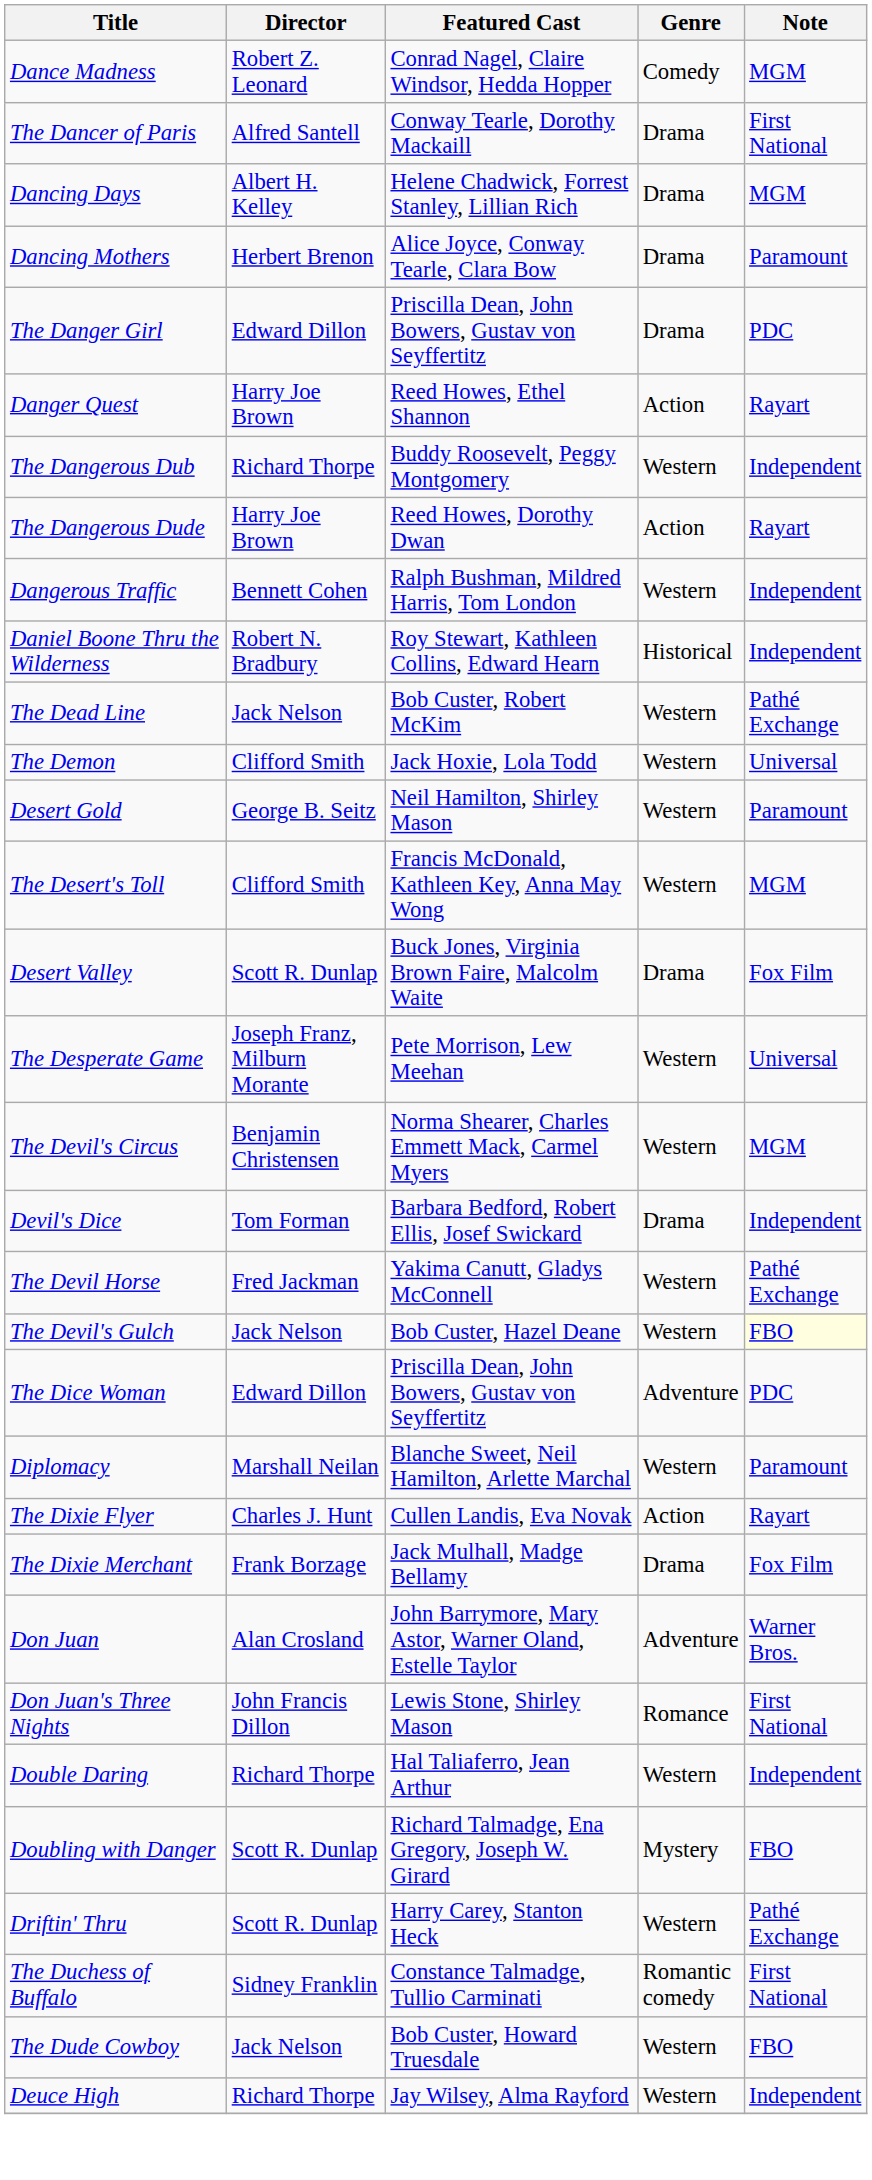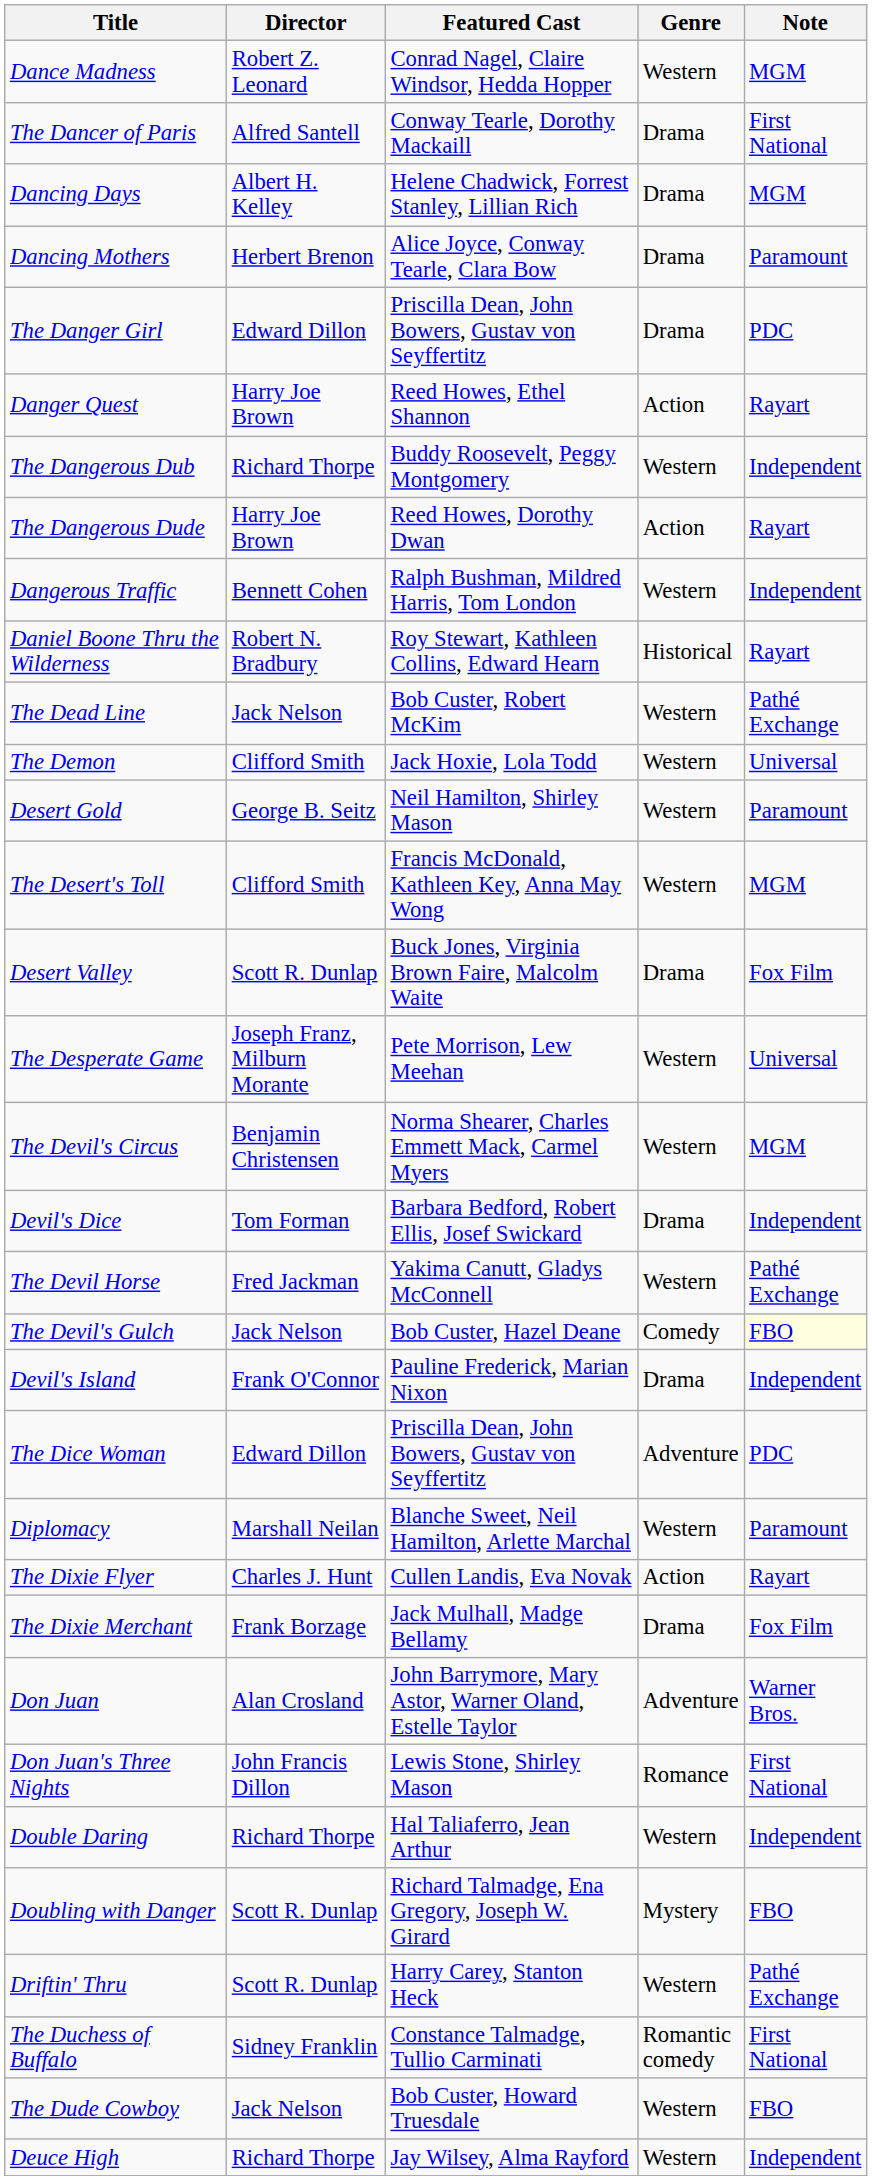(681, 71) Comedy -> (680, 71) Western
(805, 651) Independent -> (779, 651) Rayart
(680, 1331) Western -> (681, 1331) Comedy
+ row: (73, 1379)
